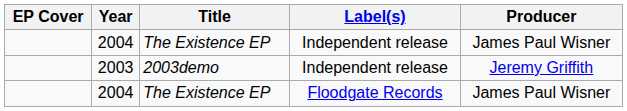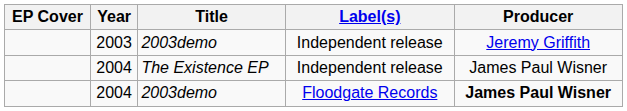rows swapped: (116, 67) <-> (116, 42)
(207, 93) The Existence EP -> (179, 93) 2003demo
(541, 93) normal -> (538, 93) bold
